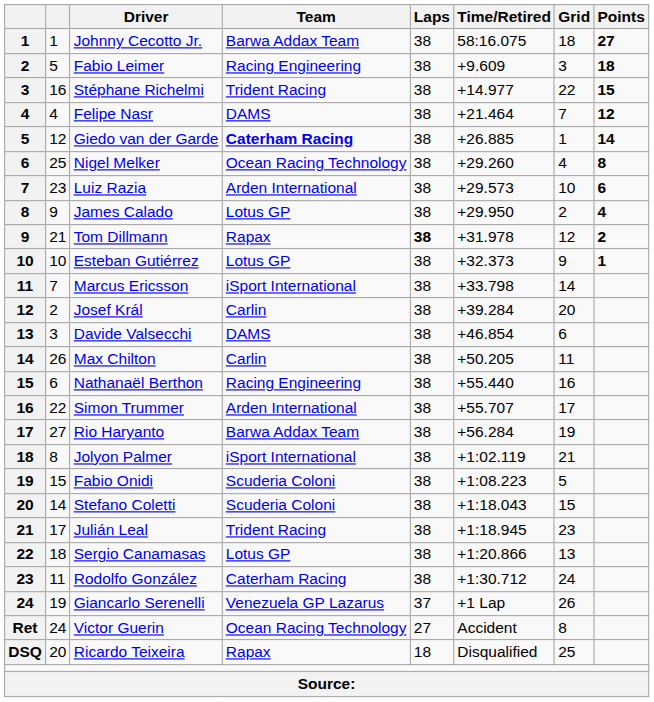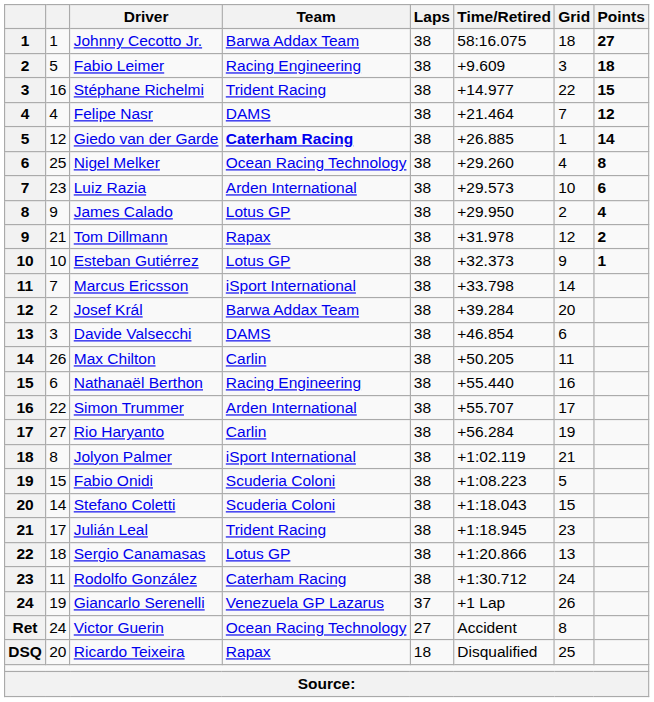(422, 236) bold -> (422, 236) normal
(246, 310) Carlin -> (292, 310) Barwa Addax Team
(292, 432) Barwa Addax Team -> (246, 432) Carlin
